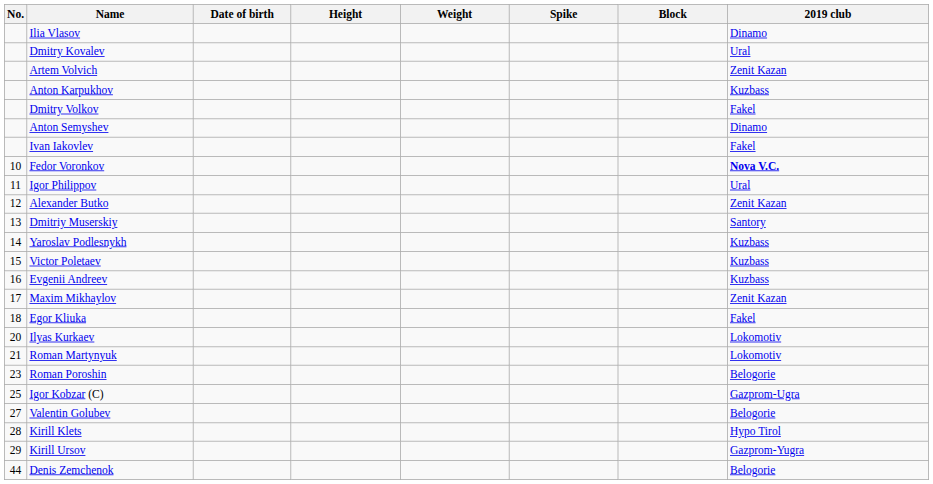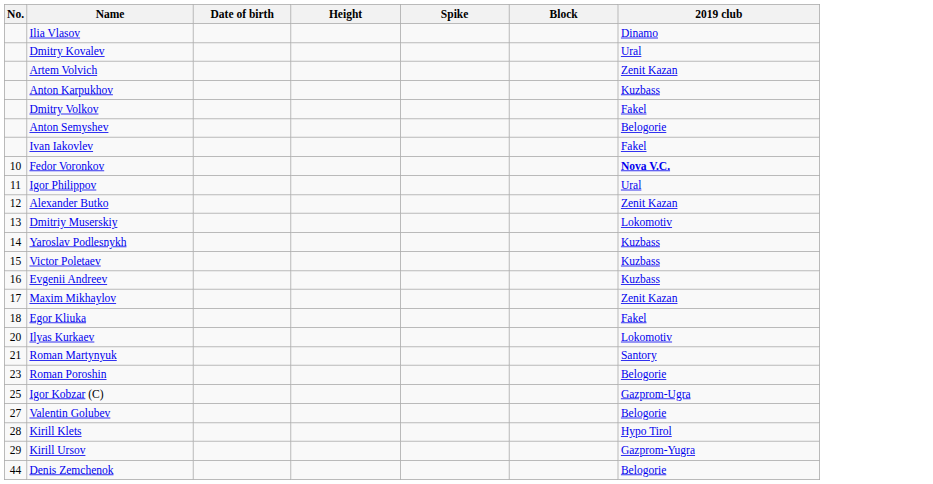- column: (455, 14)
(749, 128) Dinamo -> (644, 128) Belogorie
(748, 223) Santory -> (646, 223) Lokomotiv
(756, 356) Lokomotiv -> (639, 356) Santory
